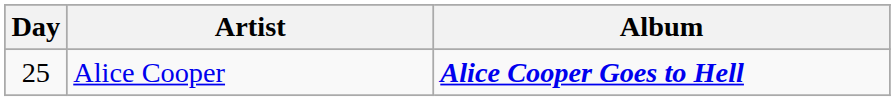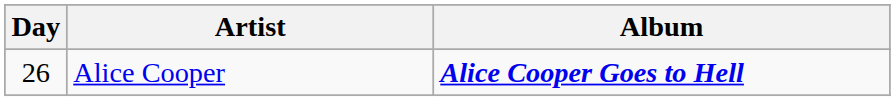(36, 71) 25 -> (36, 71) 26
